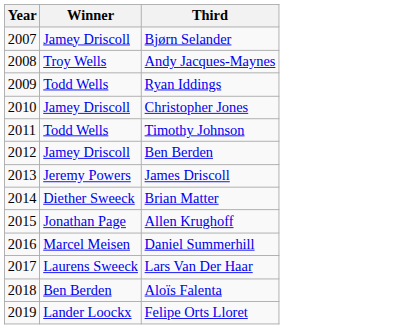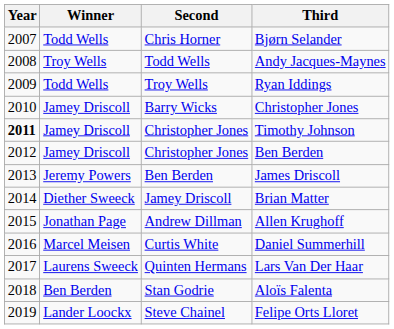+ column: (196, 15)
(87, 38) Jamey Driscoll -> (76, 38) Todd Wells
(22, 130) normal -> (22, 130) bold
(76, 130) Todd Wells -> (87, 130) Jamey Driscoll
